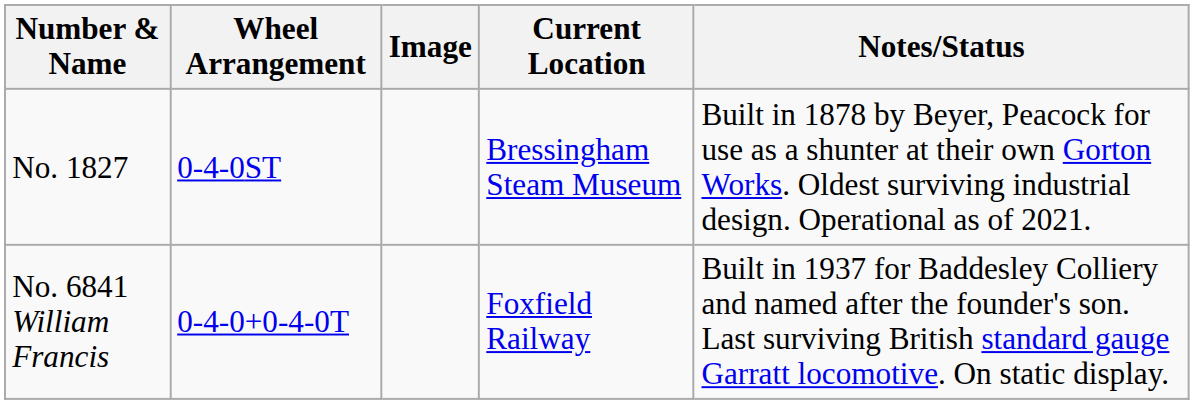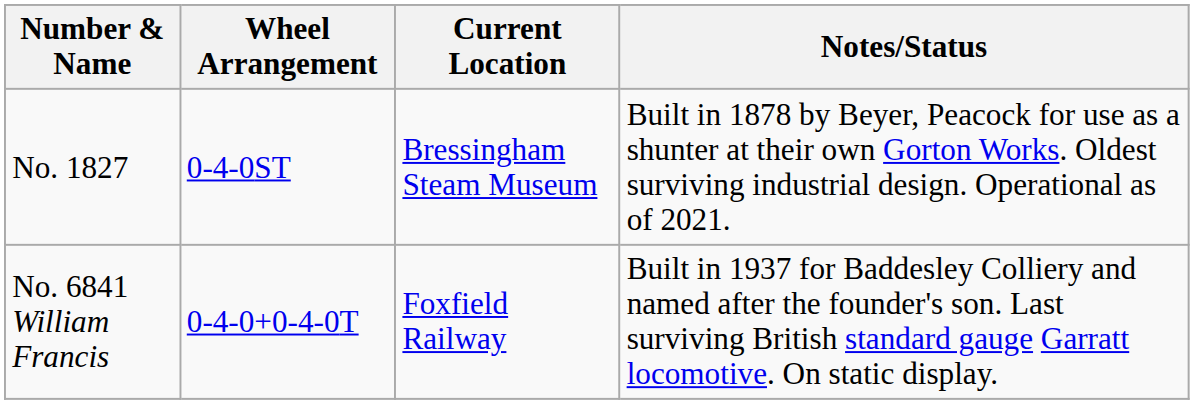- column: (430, 46)
